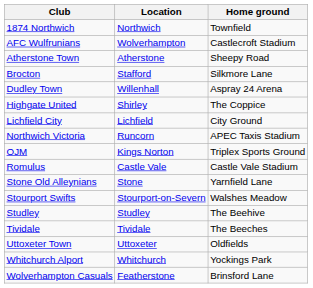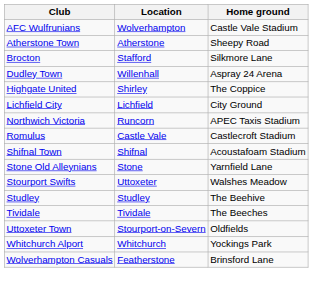- row: (40, 27)
(253, 43) Castlecroft Stadium -> (254, 27) Castle Vale Stadium
- row: (17, 151)
(254, 167) Castle Vale Stadium -> (253, 136) Castlecroft Stadium
+ row: (34, 151)
(161, 197) Stourport-on-Severn -> (137, 182) Uttoxeter
(137, 244) Uttoxeter -> (161, 228) Stourport-on-Severn
